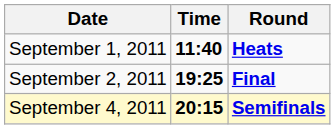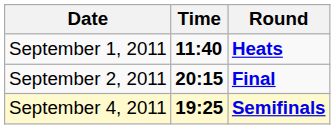(199, 78) 19:25 -> (199, 78) 20:15
(199, 108) 20:15 -> (199, 108) 19:25
